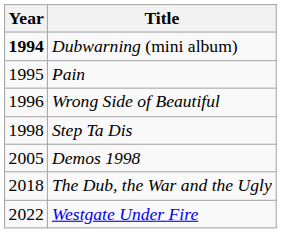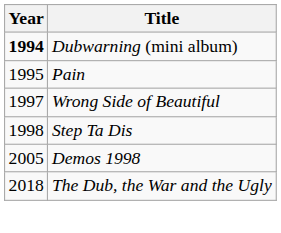(26, 102) 1996 -> (26, 102) 1997
- row: (125, 213)
